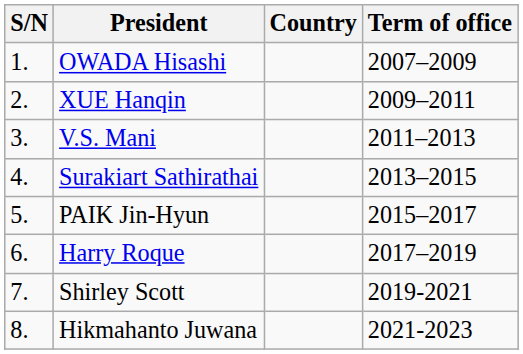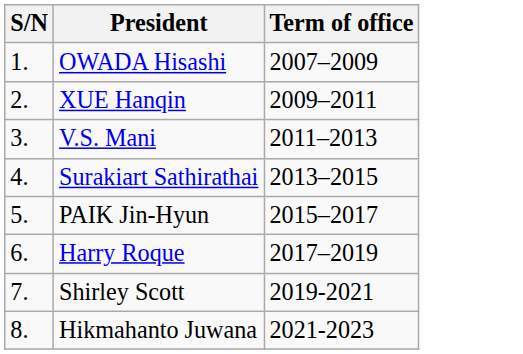- column: (313, 23)
